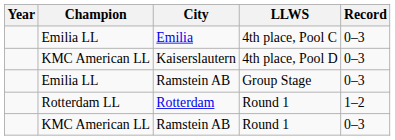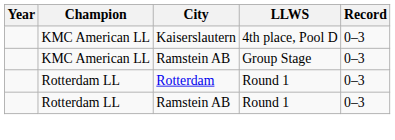- row: (175, 37)
(70, 80) Emilia LL -> (96, 59) KMC American LL
(354, 102) 1–2 -> (354, 80) 0–3
(96, 124) KMC American LL -> (81, 102) Rotterdam LL
